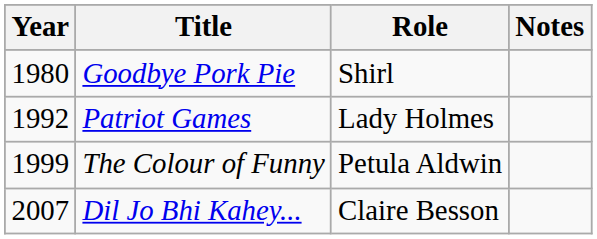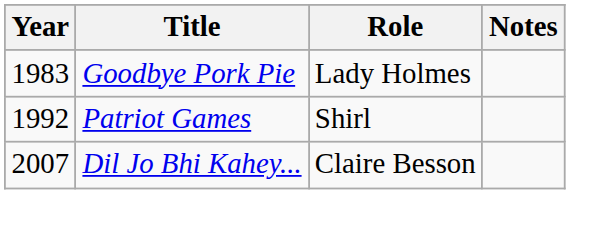(40, 73) 1980 -> (40, 73) 1983
(366, 73) Shirl -> (393, 73) Lady Holmes
(416, 118) Lady Holmes -> (343, 118) Shirl
- row: (204, 164)
